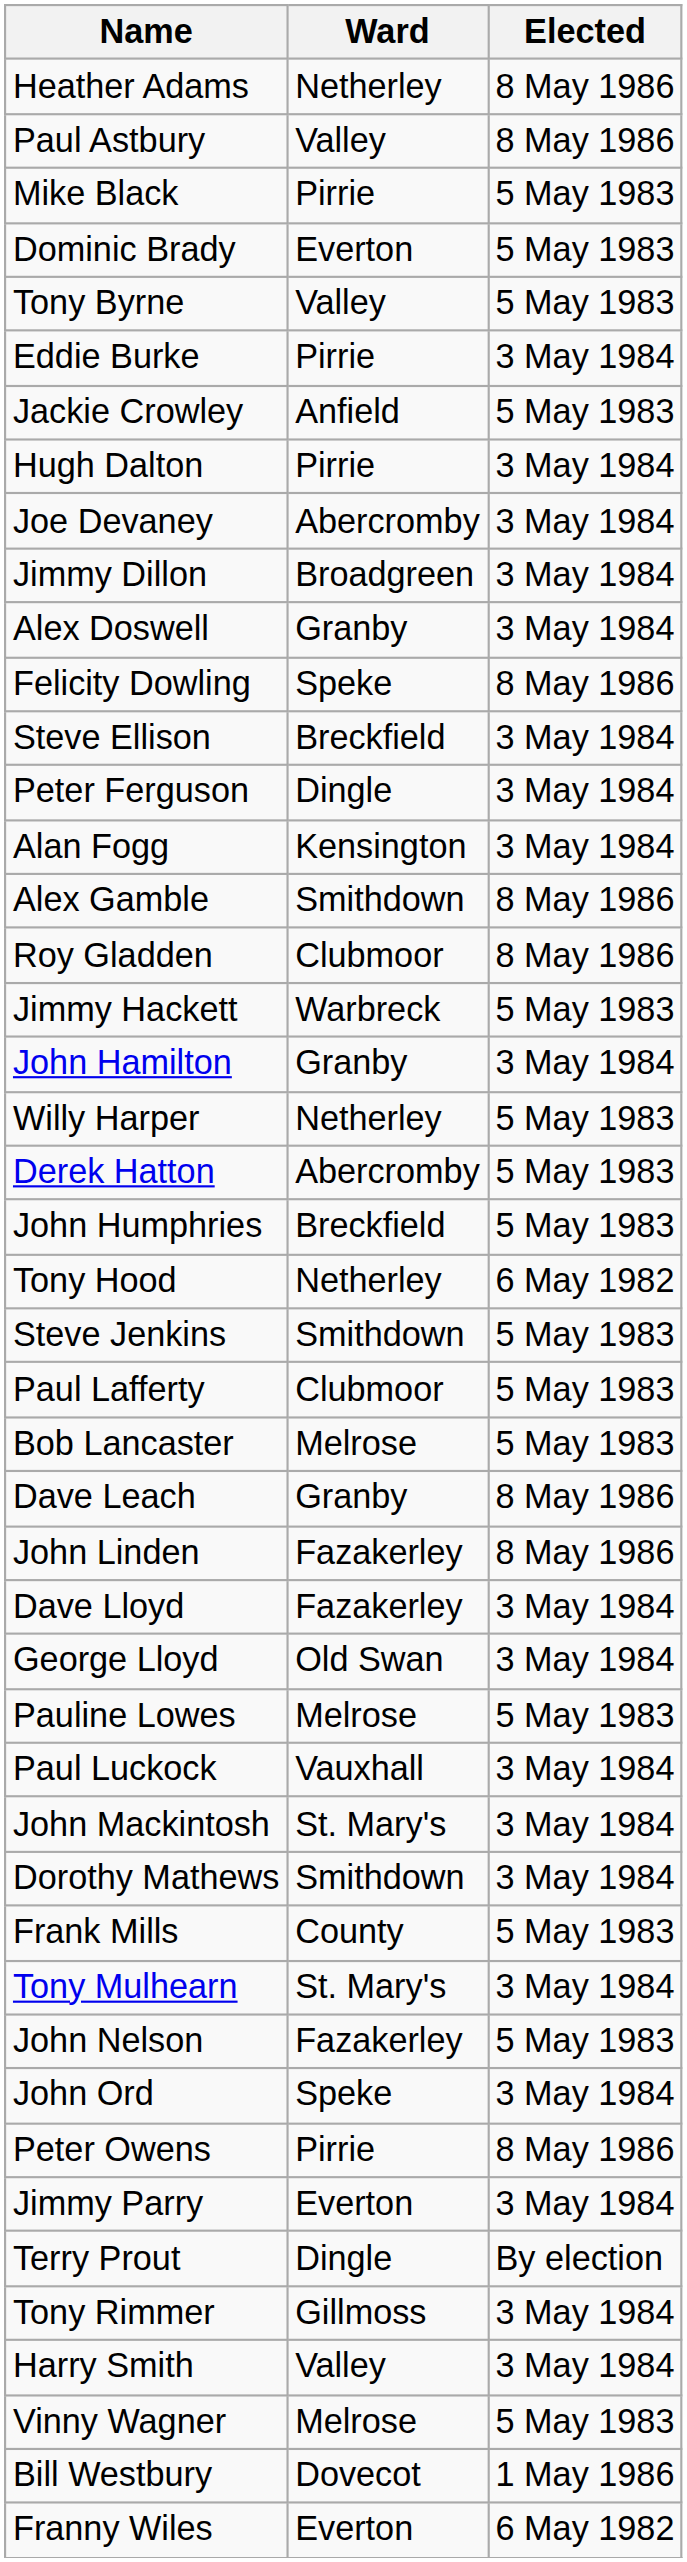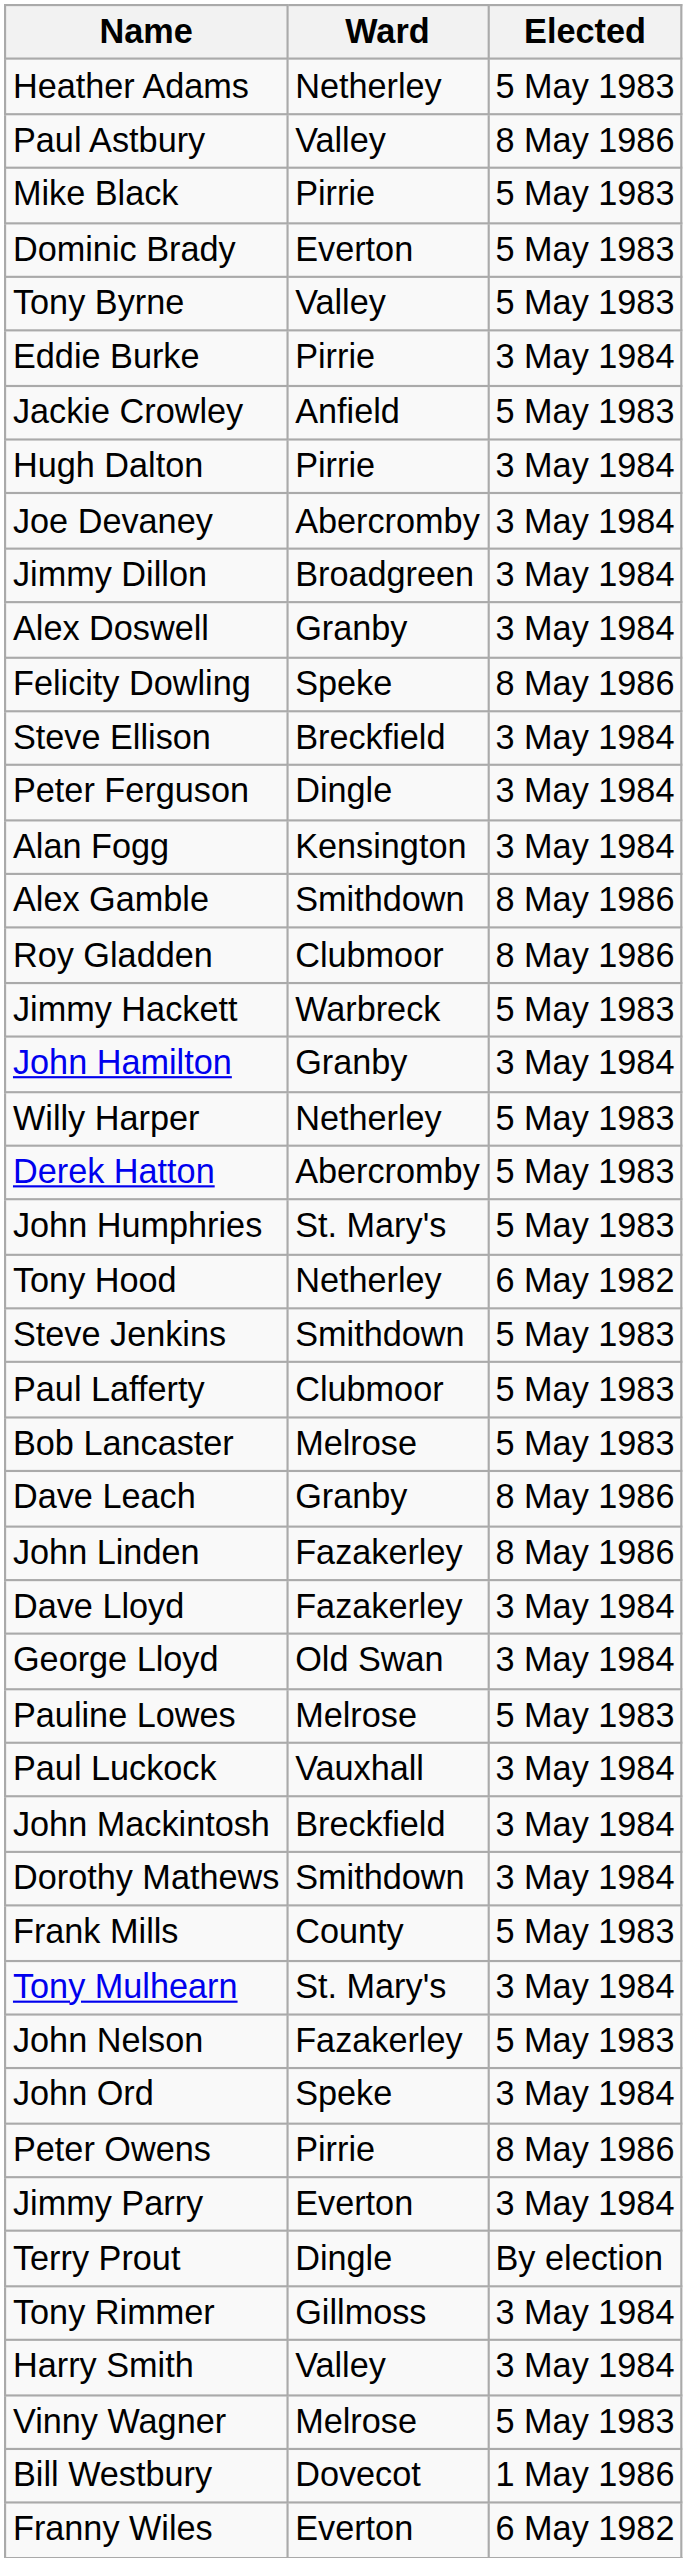(585, 85) 8 May 1986 -> (585, 85) 5 May 1983
(370, 1226) Breckfield -> (371, 1226) St. Mary's
(371, 1823) St. Mary's -> (370, 1823) Breckfield
